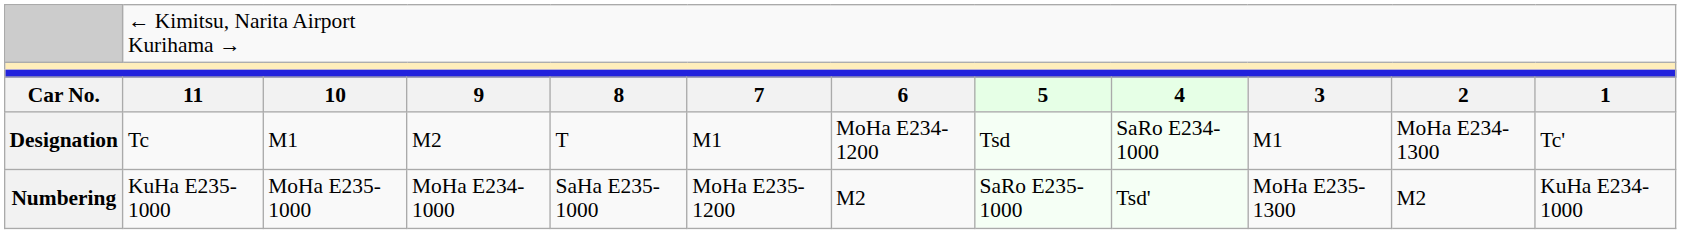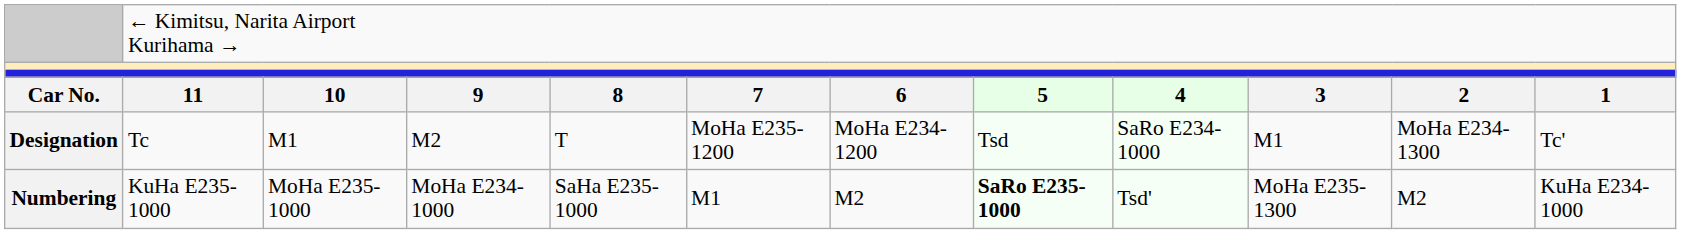(707, 140) M1 -> (747, 140) MoHa E235-1200
(748, 198) MoHa E235-1200 -> (706, 198) M1
(1032, 198) normal -> (1032, 198) bold
